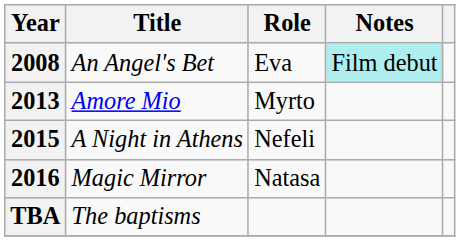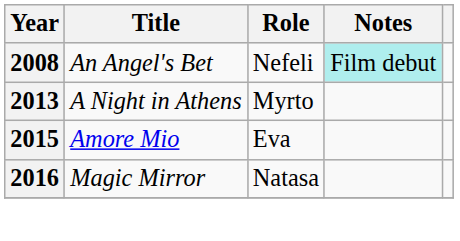(273, 62) Eva -> (283, 62) Nefeli
(126, 100) Amore Mio -> (156, 100) A Night in Athens
(157, 139) A Night in Athens -> (125, 139) Amore Mio
(285, 139) Nefeli -> (272, 139) Eva
- row: (35, 216)
